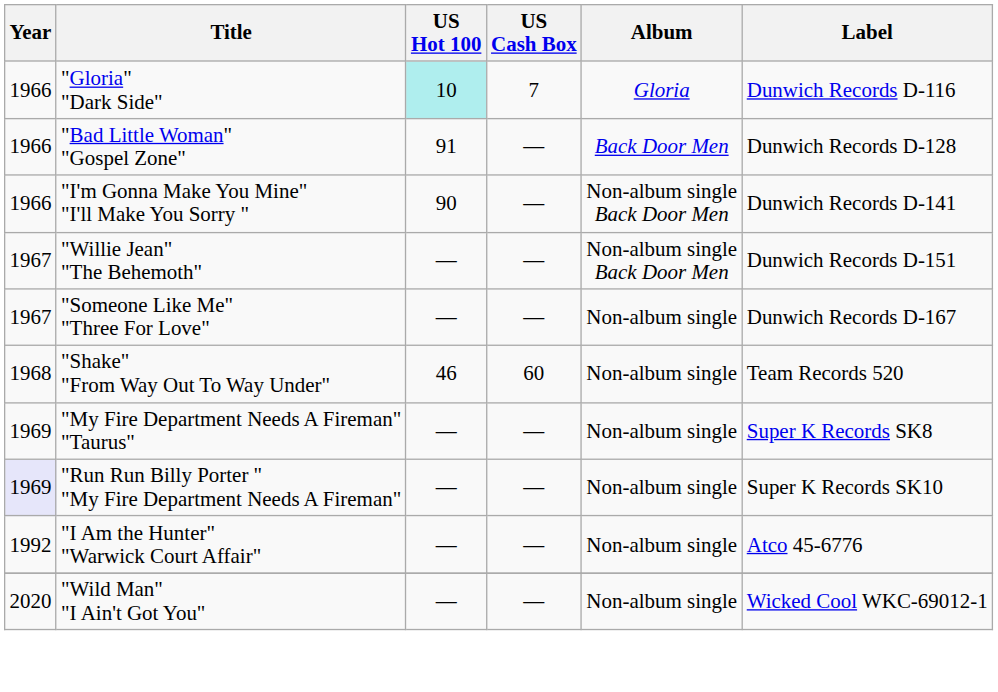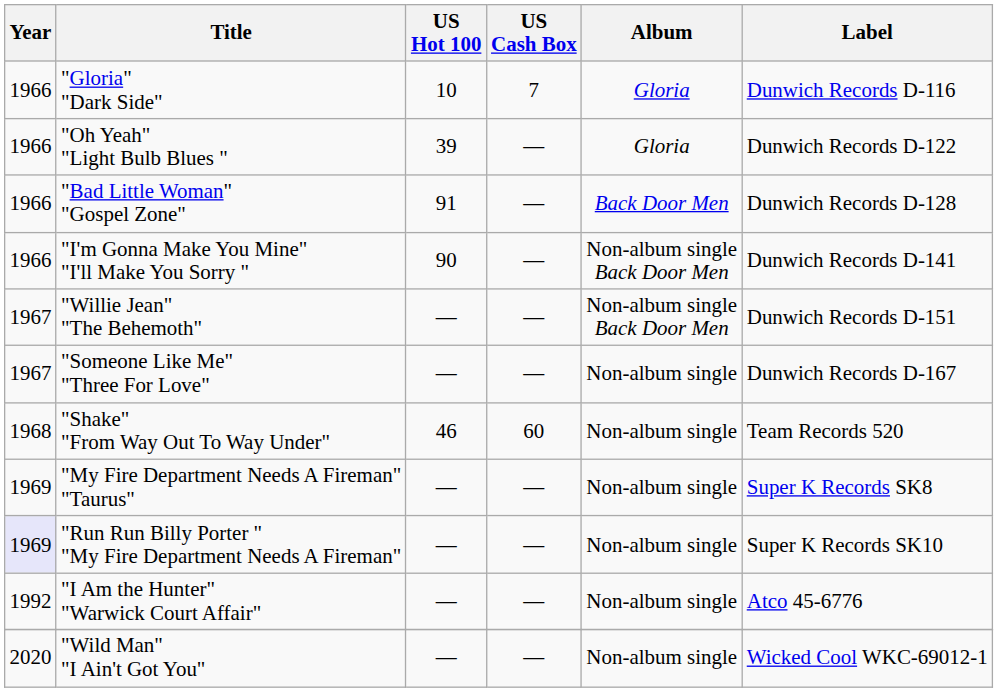(446, 89) paleturquoise background -> (446, 89) no background
+ row: (144, 146)
